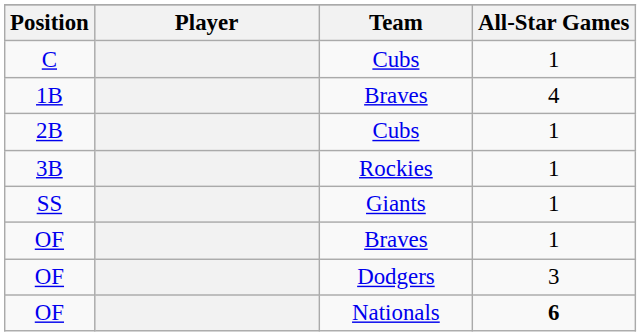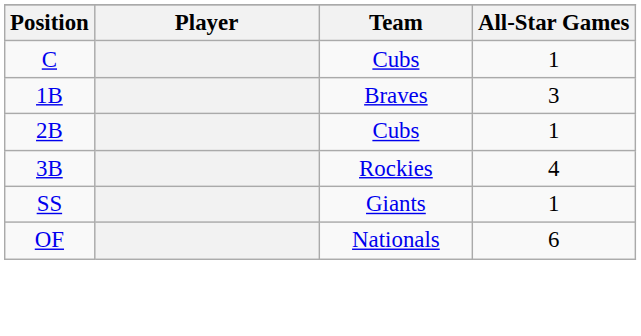(554, 95) 4 -> (554, 95) 3
(554, 167) 1 -> (554, 167) 4
- row: (49, 240)
- row: (49, 276)
(554, 312) bold -> (554, 240) normal
